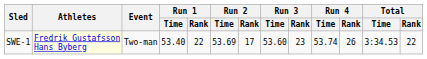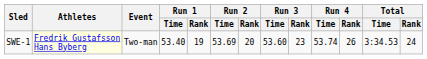(199, 42) 22 -> (199, 42) 19
(249, 42) 17 -> (249, 42) 20
(411, 42) 22 -> (411, 42) 24
